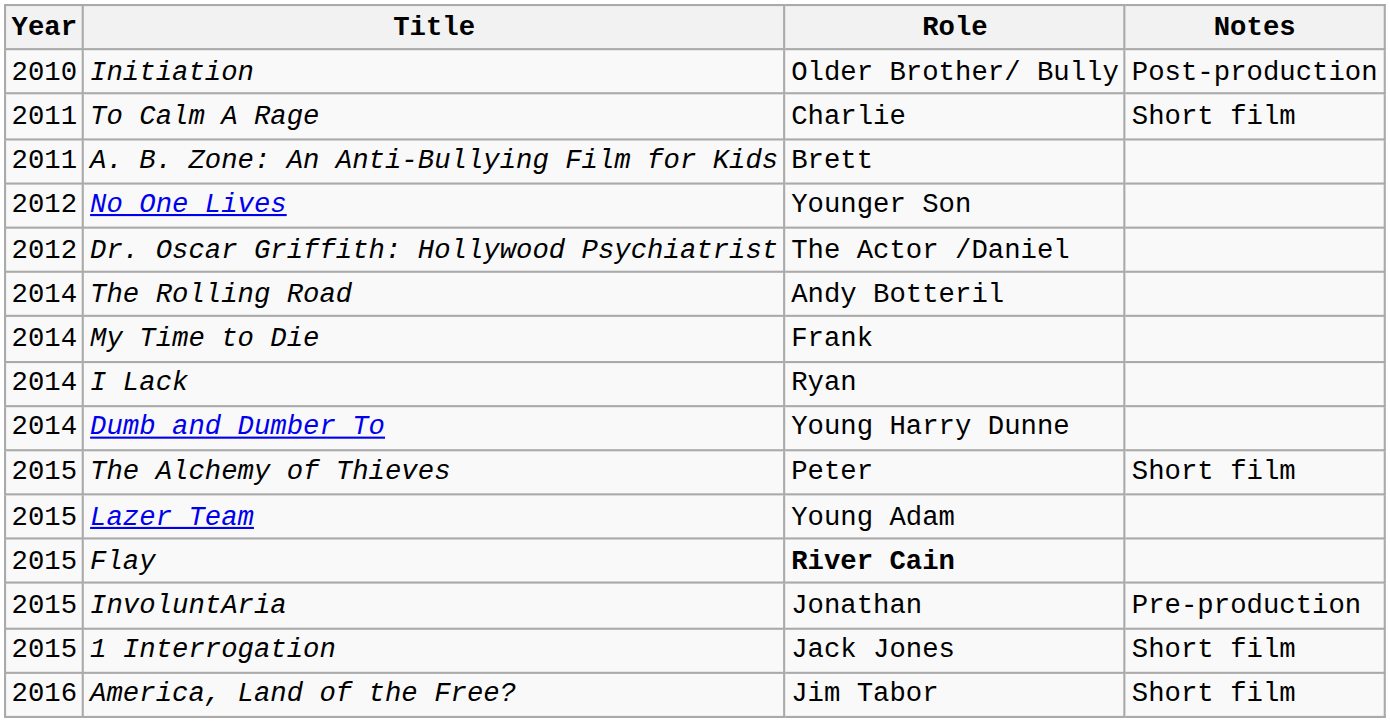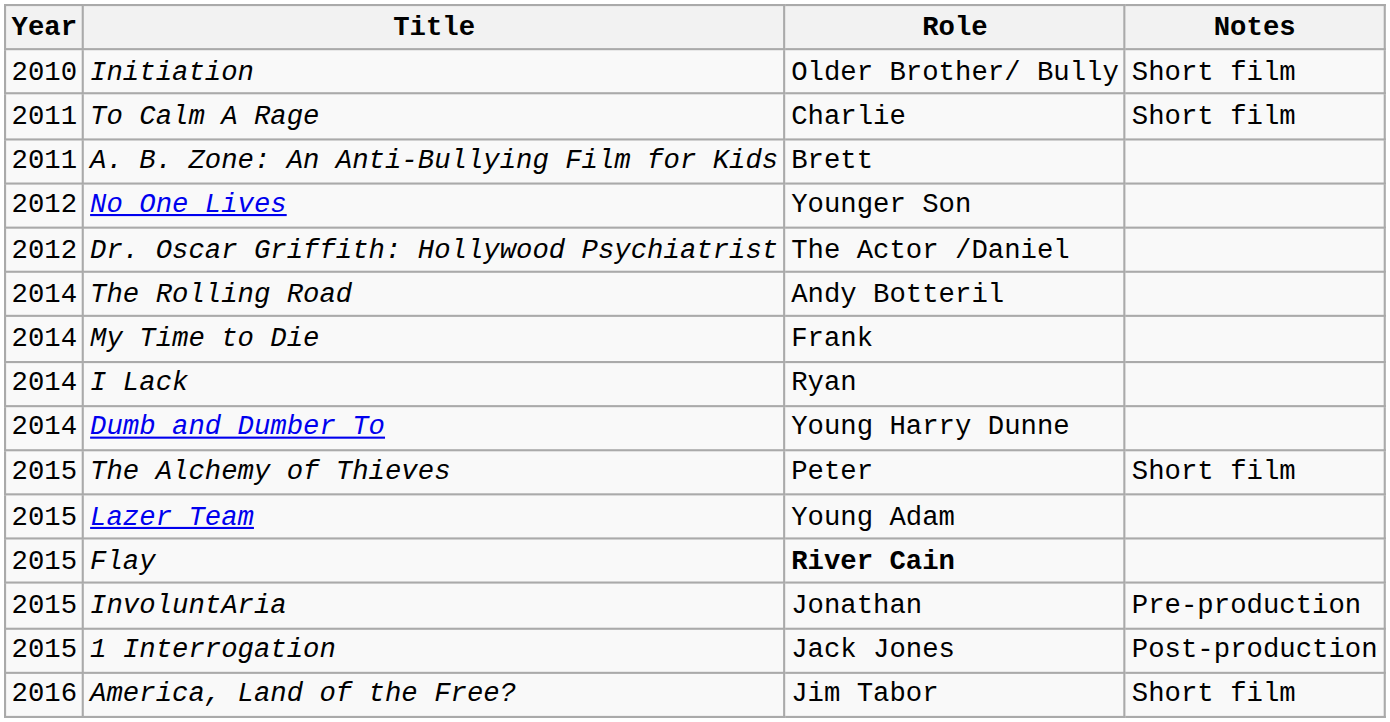(1255, 72) Post-production -> (1214, 72) Short film
(1214, 650) Short film -> (1255, 650) Post-production
